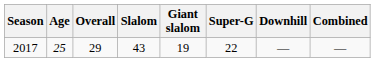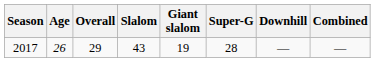(59, 47) 25 -> (59, 47) 26
(231, 47) 22 -> (231, 47) 28
